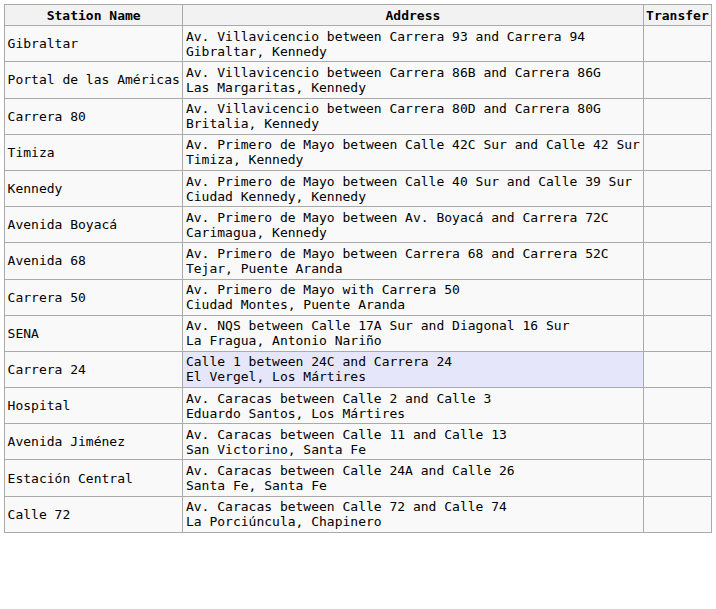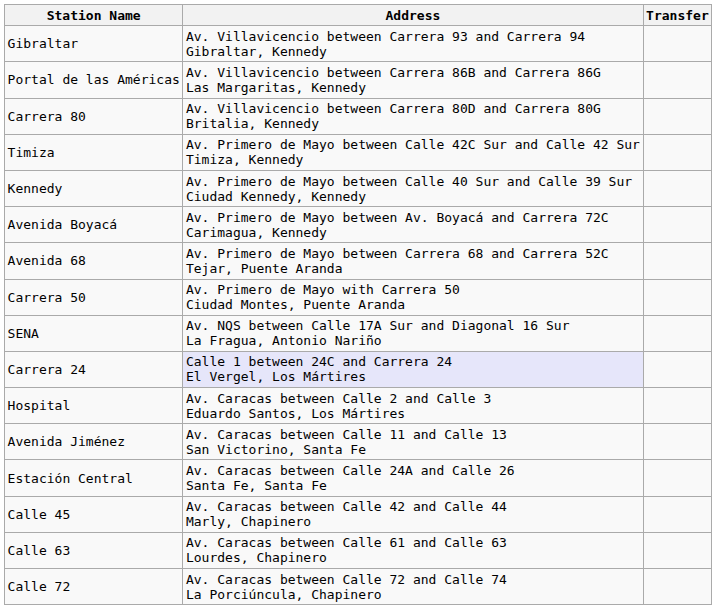+ row: (39, 514)
+ row: (39, 550)
